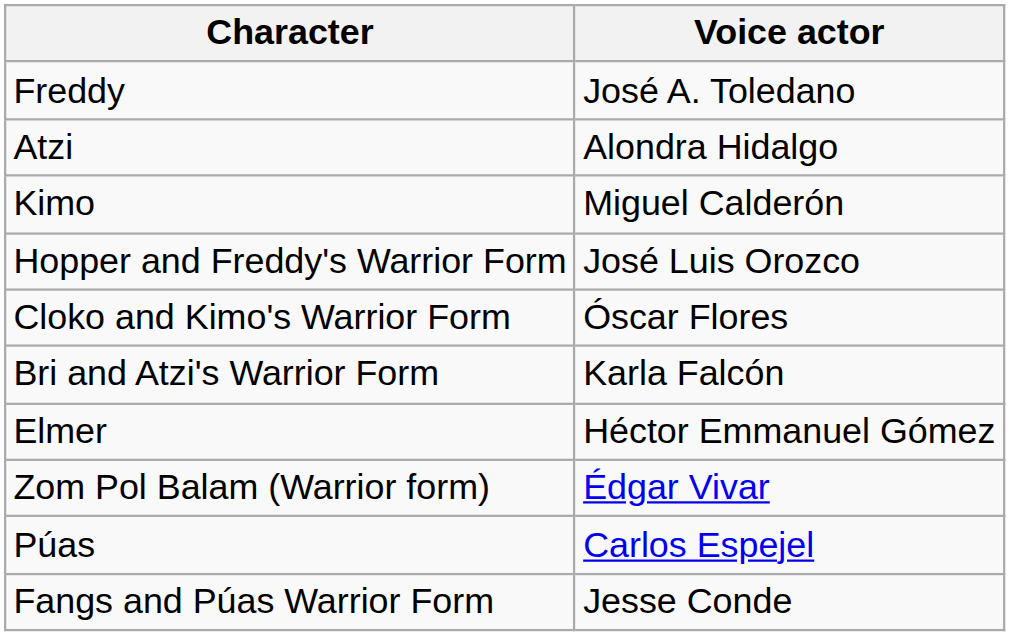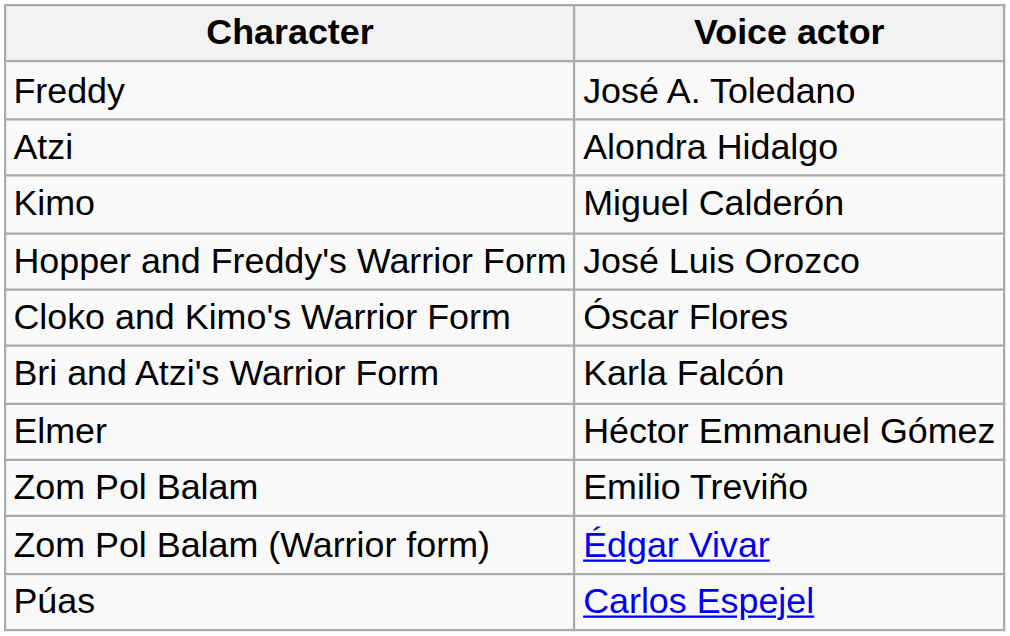+ row: (136, 487)
- row: (254, 601)
